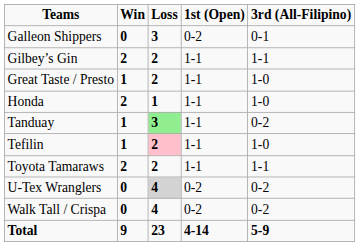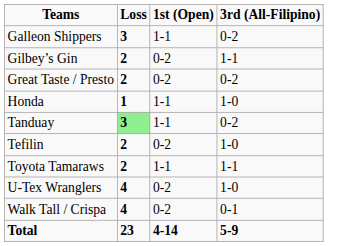- column: (133, 15)
(193, 36) 0-2 -> (162, 36) 1-1
(260, 36) 0-1 -> (229, 36) 0-2
(193, 58) 1-1 -> (162, 58) 0-2
(193, 79) 1-1 -> (162, 79) 0-2
(260, 79) 1-0 -> (229, 79) 0-2
(155, 144) pink background -> (124, 144) no background
(193, 144) 1-1 -> (162, 144) 0-2
(155, 187) lightgrey background -> (124, 187) no background
(260, 187) 0-2 -> (229, 187) 1-0
(260, 209) 0-2 -> (229, 209) 0-1
